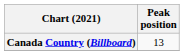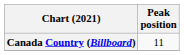(159, 42) 13 -> (159, 42) 11
